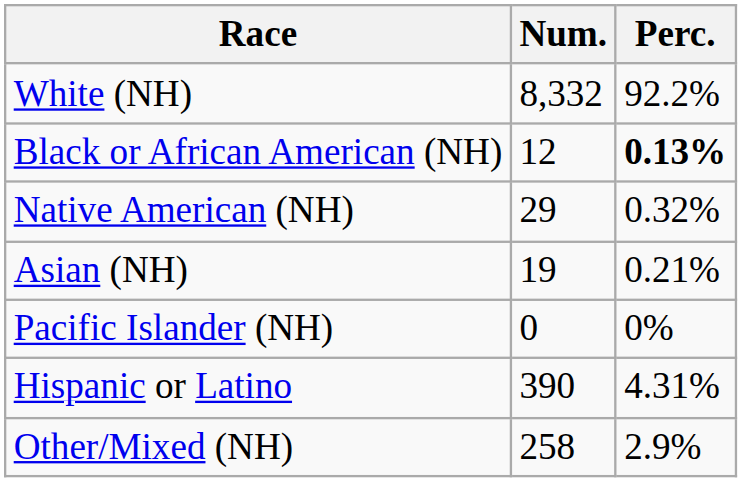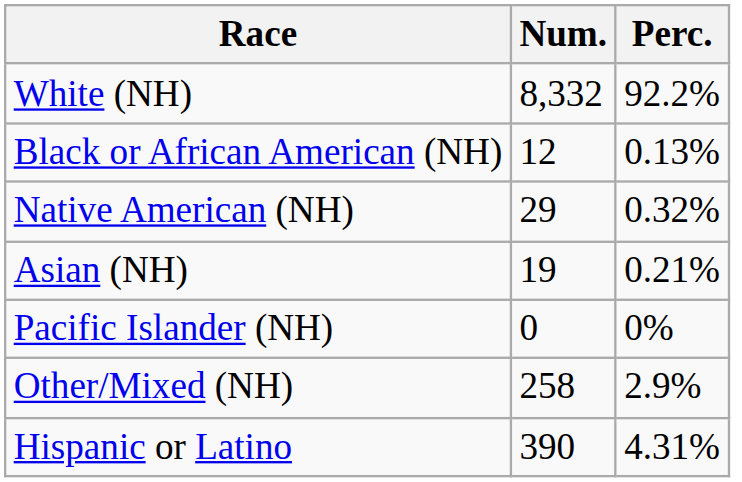(675, 151) bold -> (672, 151) normal
rows swapped: (153, 446) <-> (153, 387)
